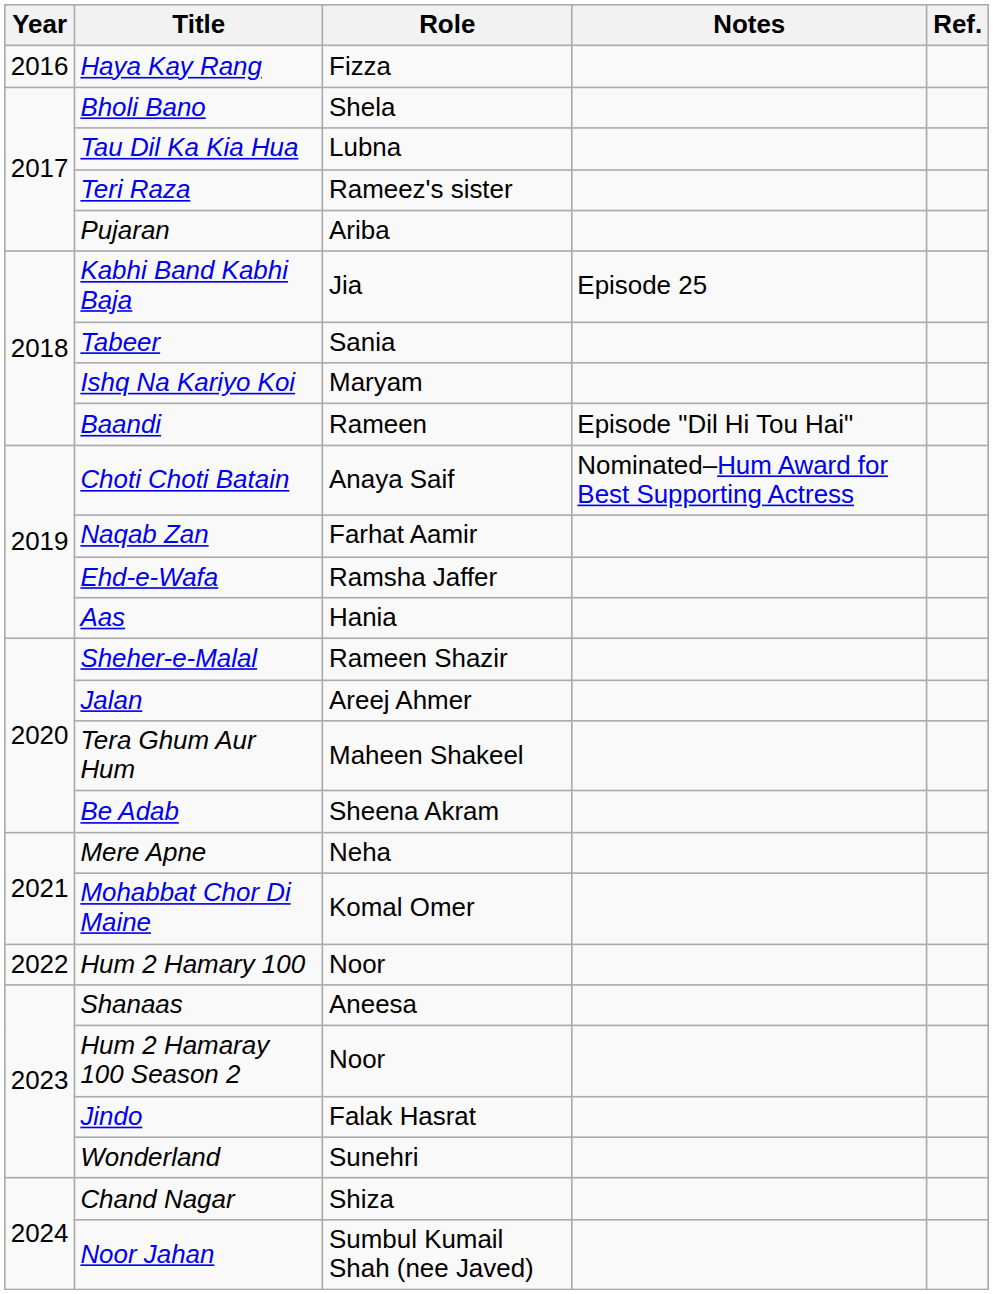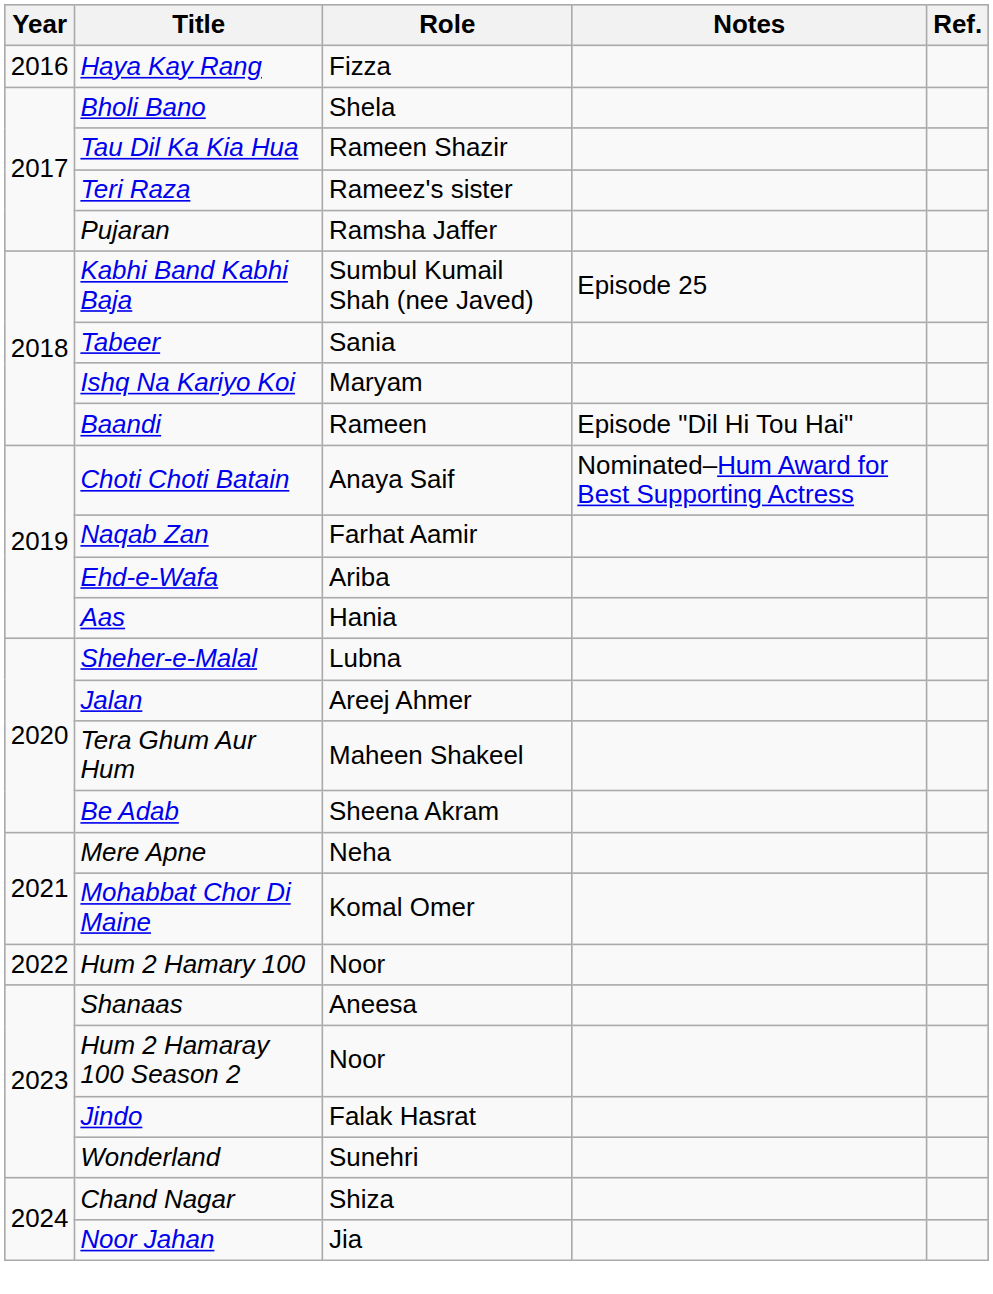(365, 148) Lubna -> (418, 148) Rameen Shazir
(359, 230) Ariba -> (413, 230) Ramsha Jaffer
(346, 286) Jia -> (431, 286) Sumbul Kumail Shah (nee Javed)
(413, 576) Ramsha Jaffer -> (359, 576) Ariba
(418, 658) Rameen Shazir -> (365, 658) Lubna
(431, 1254) Sumbul Kumail Shah (nee Javed) -> (346, 1239) Jia
